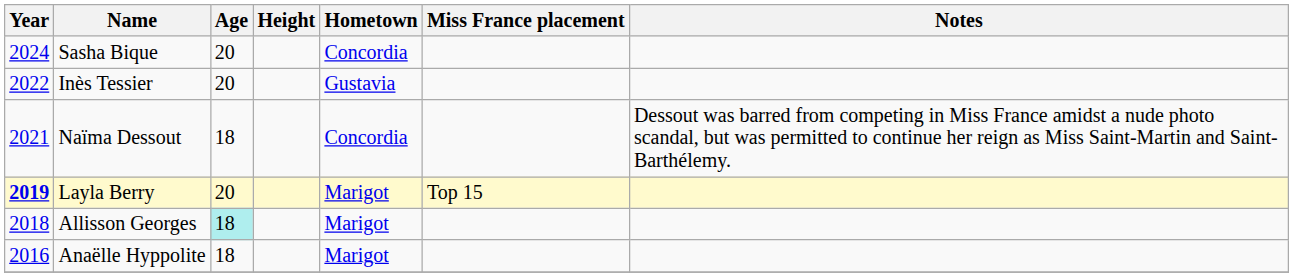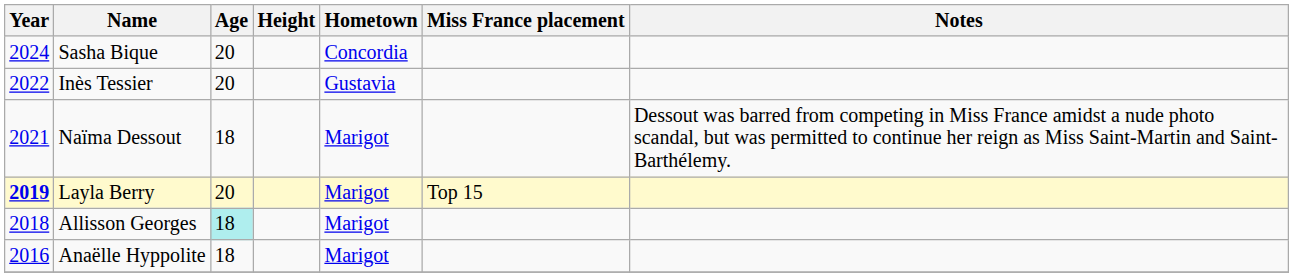(366, 138) Concordia -> (357, 138) Marigot
